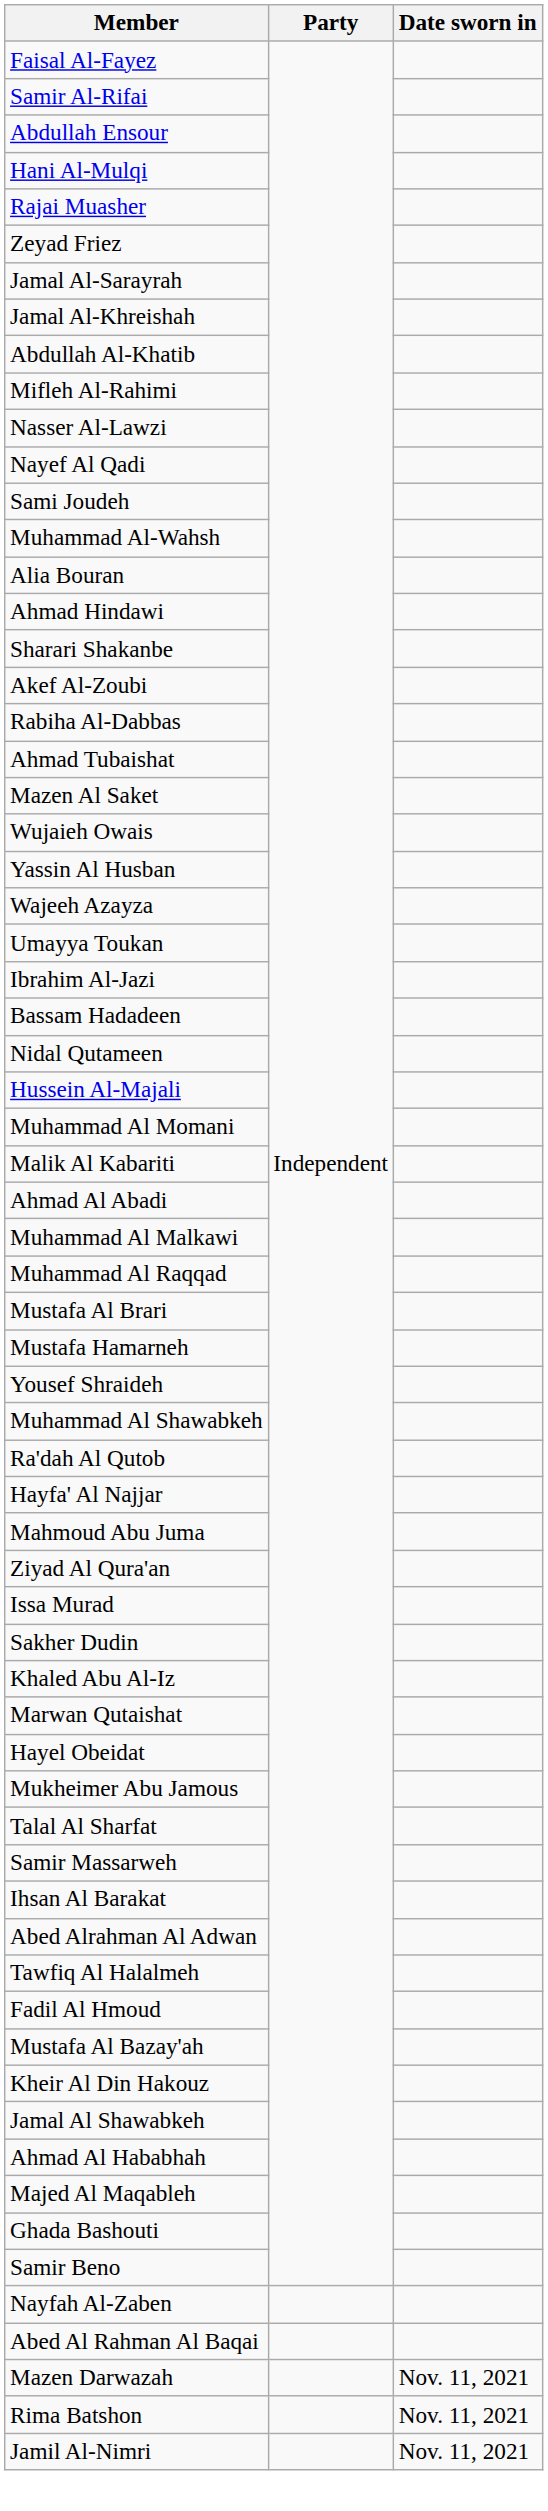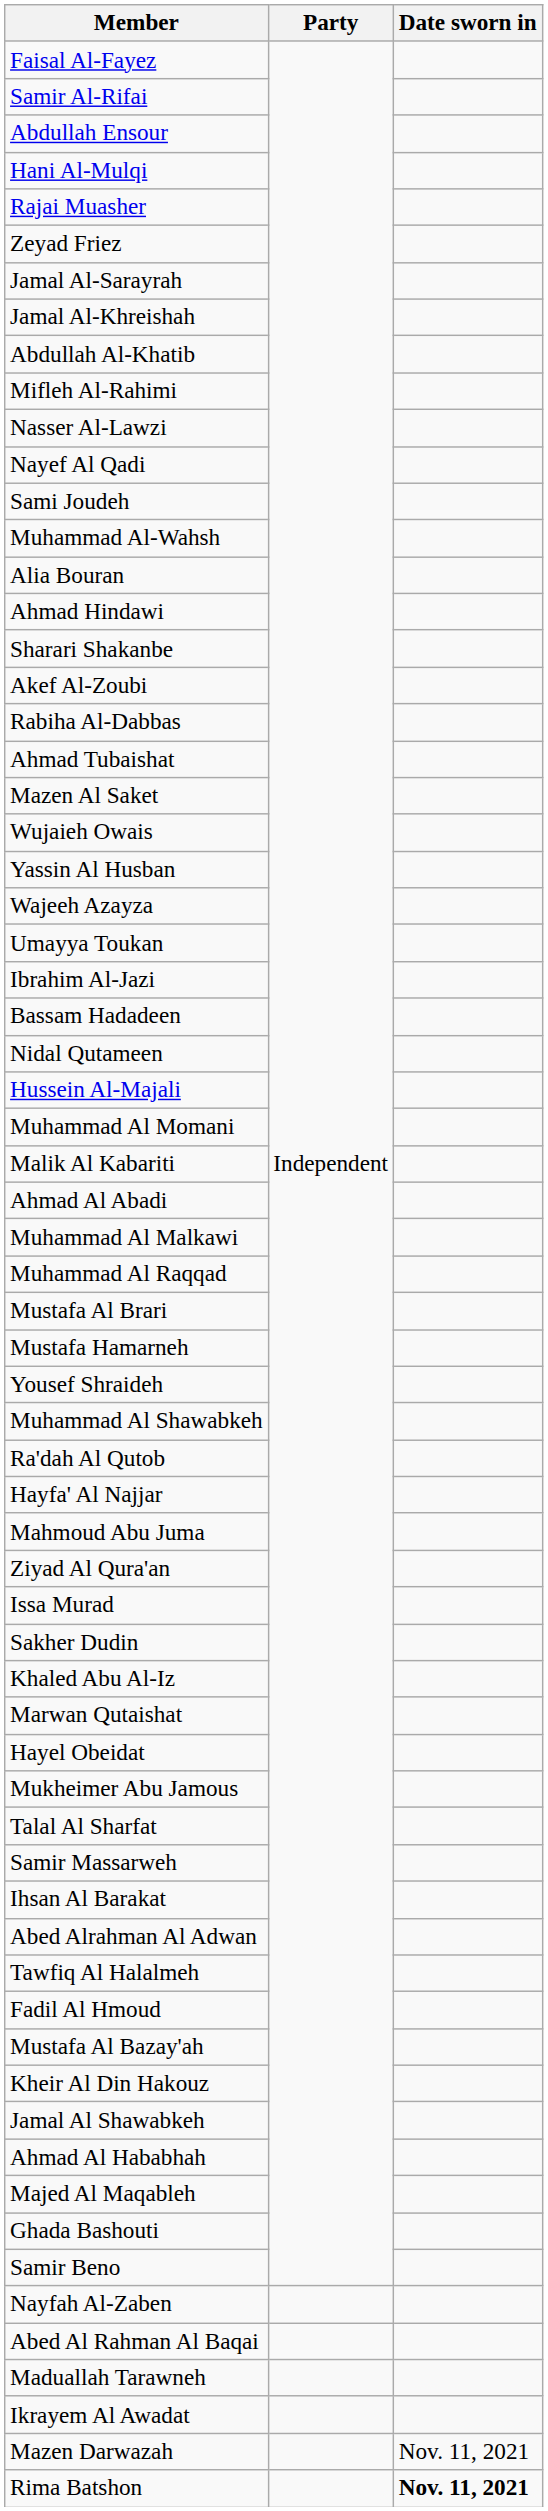+ row: (108, 2377)
+ row: (100, 2414)
(464, 2414) normal -> (464, 2488) bold
- row: (81, 2451)
